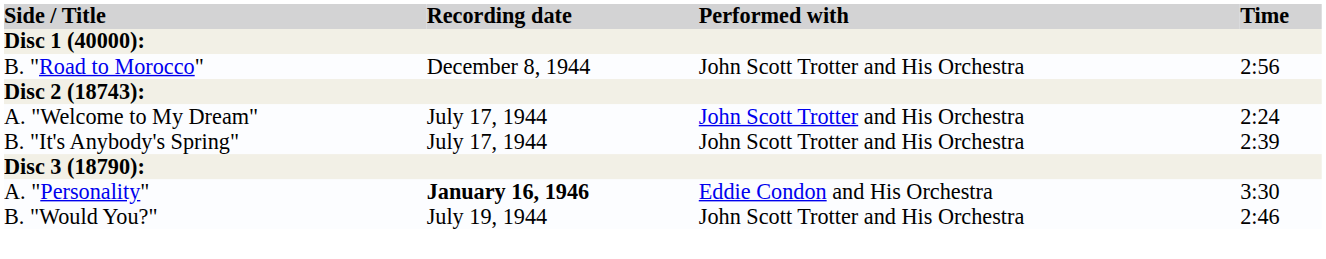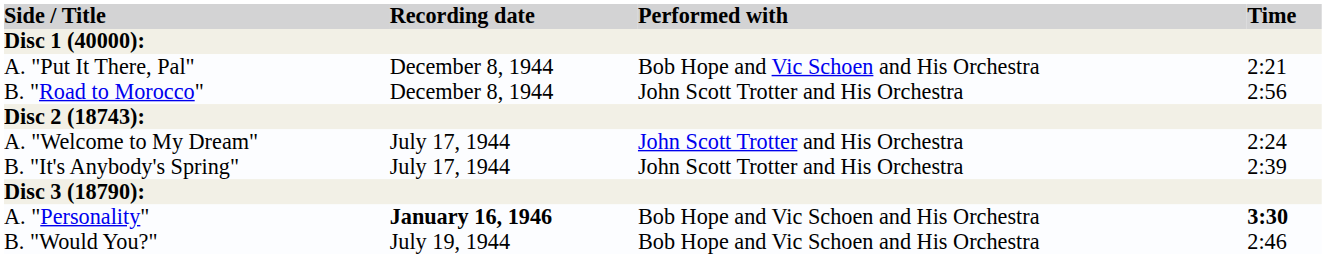+ row: (99, 66)
(846, 191) Eddie Condon and His Orchestra -> (839, 216) Bob Hope and Vic Schoen and His Orchestra
(1260, 191) normal -> (1268, 216) bold
(862, 216) John Scott Trotter and His Orchestra -> (839, 241) Bob Hope and Vic Schoen and His Orchestra
